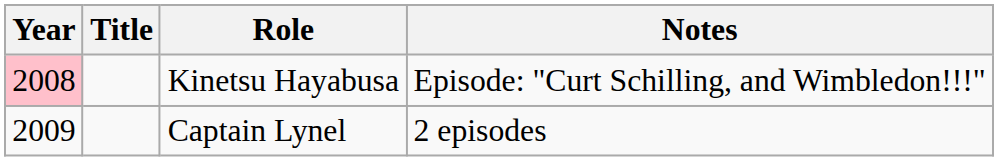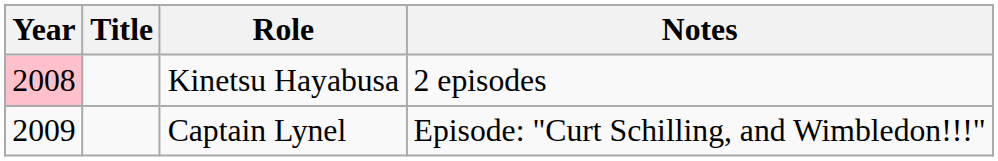(700, 79) Episode: "Curt Schilling, and Wimbledon!!!" -> (480, 79) 2 episodes
(480, 130) 2 episodes -> (700, 130) Episode: "Curt Schilling, and Wimbledon!!!"
